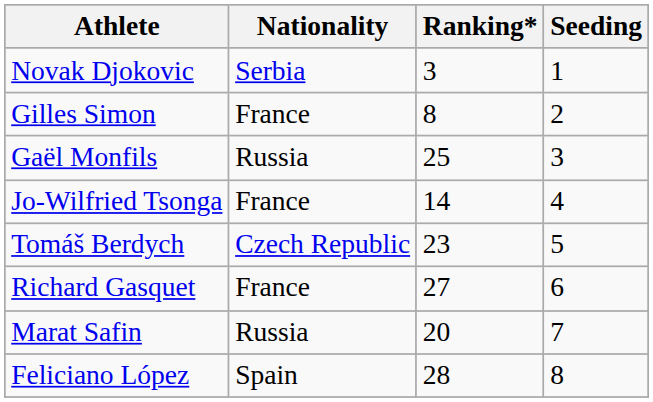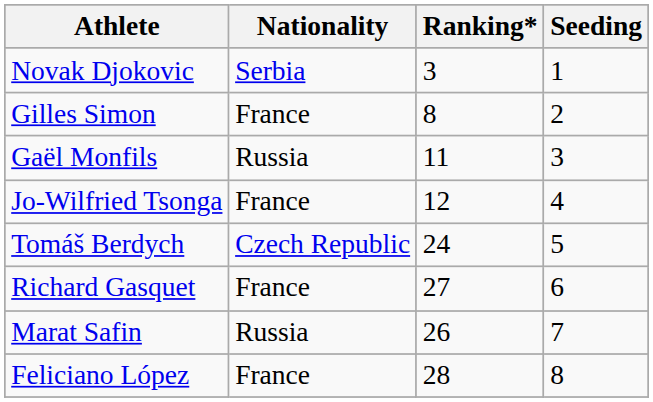(437, 157) 25 -> (436, 157) 11
(437, 200) 14 -> (437, 200) 12
(437, 244) 23 -> (437, 244) 24
(437, 331) 20 -> (437, 331) 26
(266, 375) Spain -> (273, 375) France
